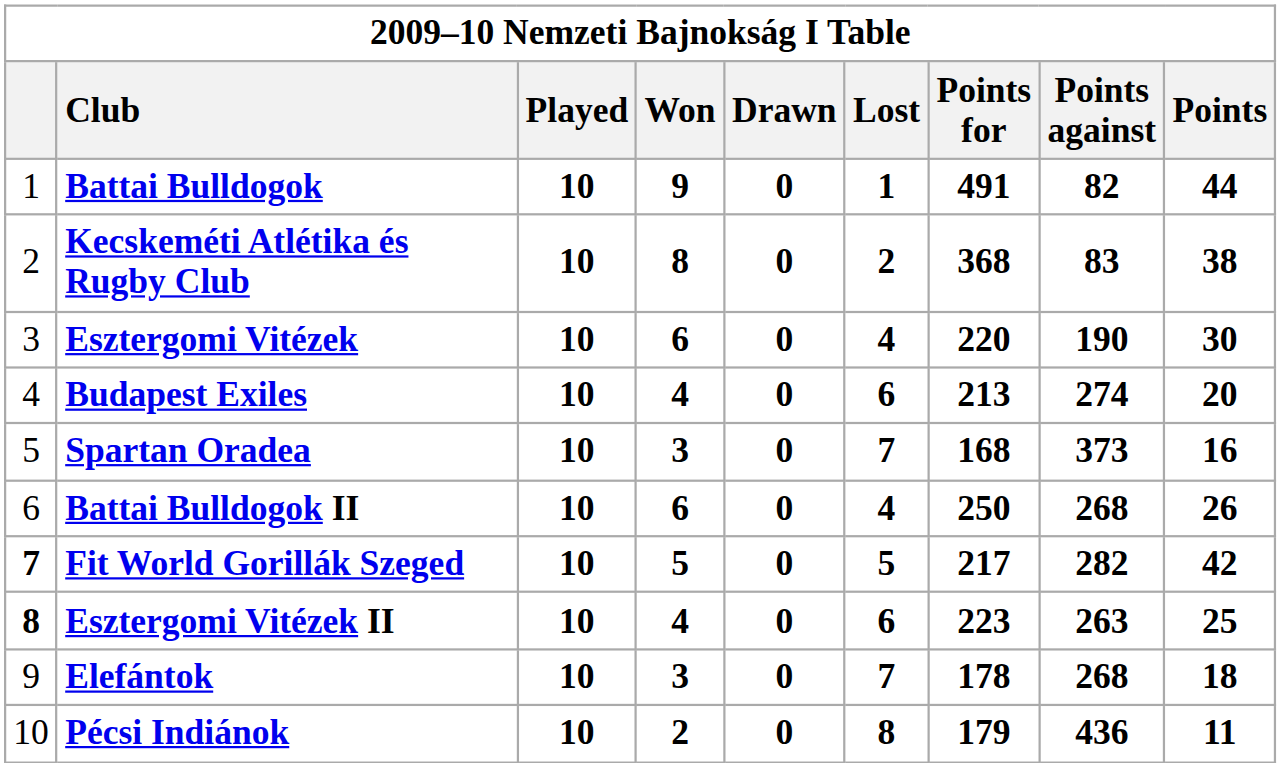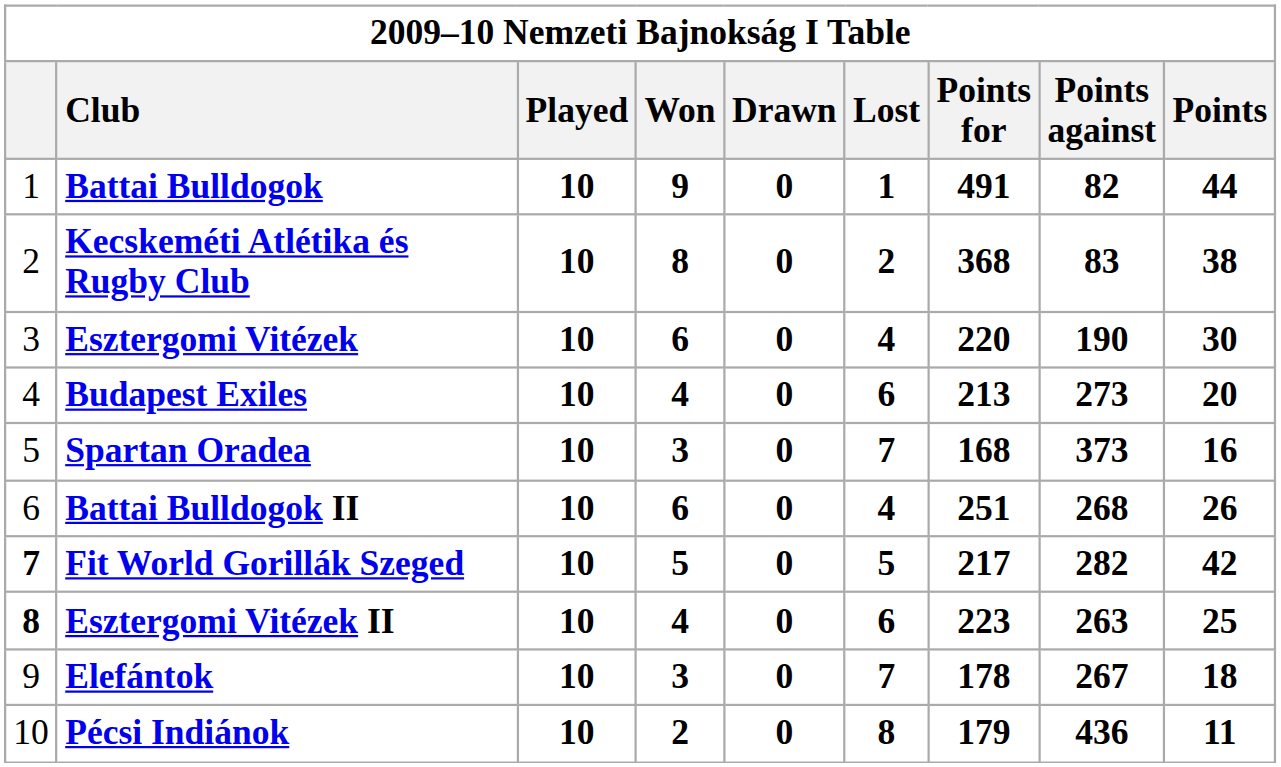(1102, 394) 274 -> (1102, 394) 273
(984, 507) 250 -> (984, 507) 251
(1102, 676) 268 -> (1102, 676) 267
